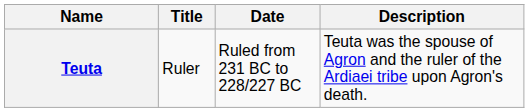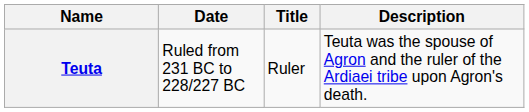columns swapped: (187, 16) <-> (268, 16)
